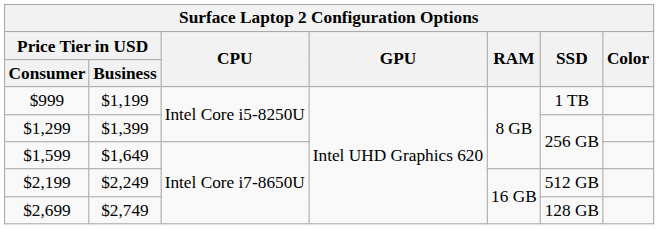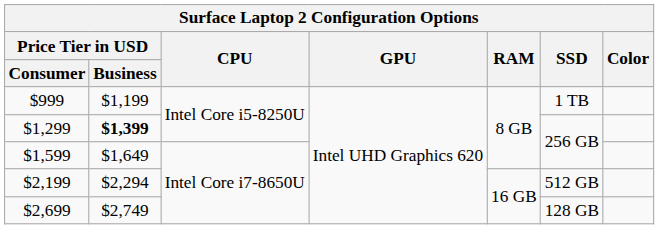(125, 127) normal -> (125, 127) bold
(125, 182) $2,249 -> (125, 182) $2,294
